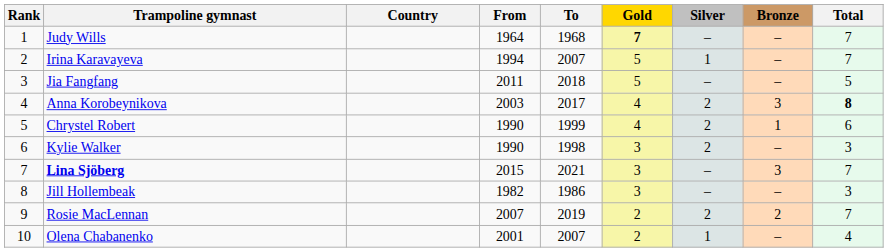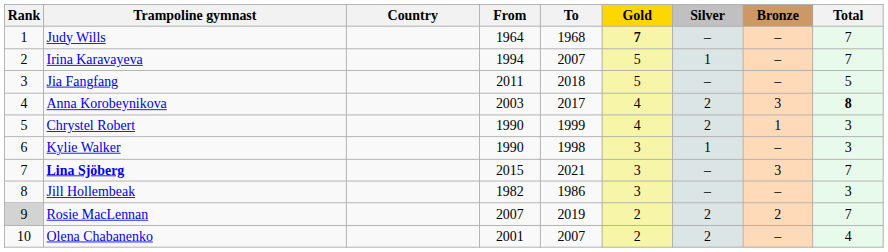(848, 125) 6 -> (848, 125) 3
(708, 147) 2 -> (708, 147) 1
(24, 214) no background -> (24, 214) lightgrey background
(708, 236) 1 -> (708, 236) 2
